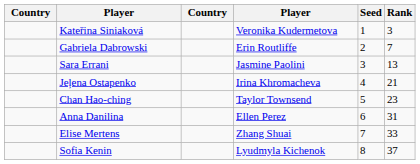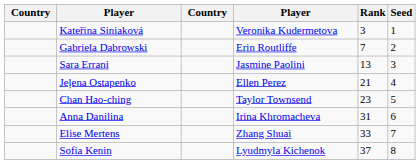columns swapped: (400, 13) <-> (371, 13)
(278, 82) Irina Khromacheva -> (261, 82) Ellen Perez
(261, 116) Ellen Perez -> (278, 116) Irina Khromacheva
